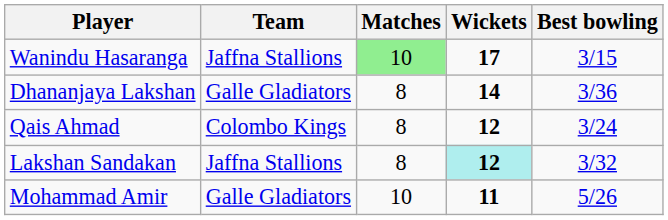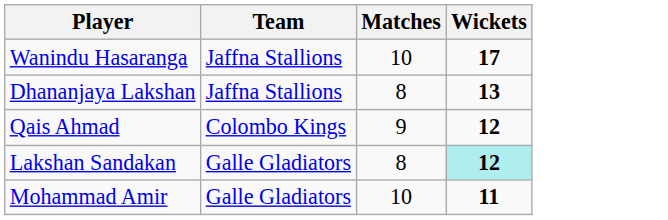- column: (597, 22)
(401, 57) lightgreen background -> (401, 57) no background
(278, 92) Galle Gladiators -> (274, 92) Jaffna Stallions
(489, 92) 14 -> (489, 92) 13
(401, 127) 8 -> (401, 127) 9
(274, 162) Jaffna Stallions -> (278, 162) Galle Gladiators
